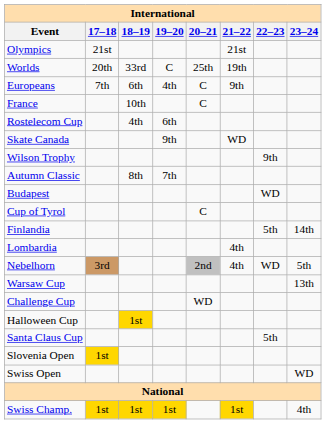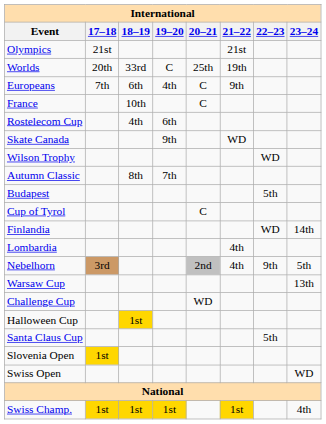(270, 157) 9th -> (270, 157) WD
(270, 193) WD -> (270, 193) 5th
(270, 229) 5th -> (270, 229) WD
(270, 265) WD -> (270, 265) 9th
